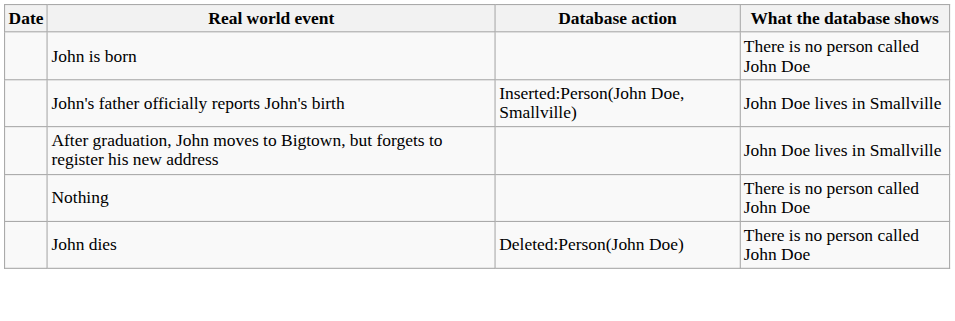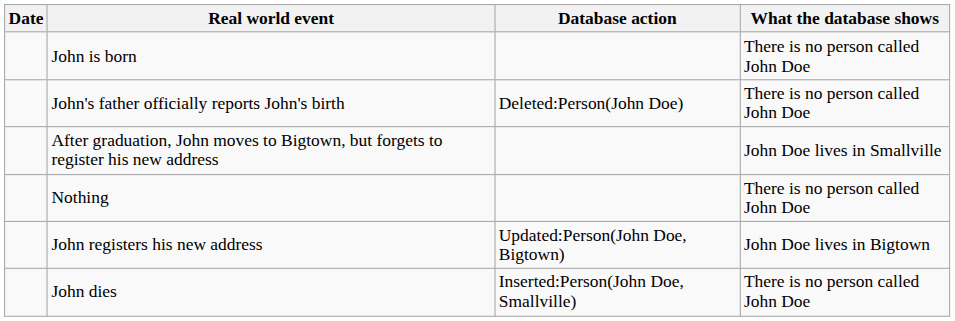(592, 103) Inserted:Person(John Doe, Smallville) -> (591, 103) Deleted:Person(John Doe)
(843, 103) John Doe lives in Smallville -> (832, 103) There is no person called John Doe
+ row: (157, 244)
(592, 244) Deleted:Person(John Doe) -> (591, 292) Inserted:Person(John Doe, Smallville)
